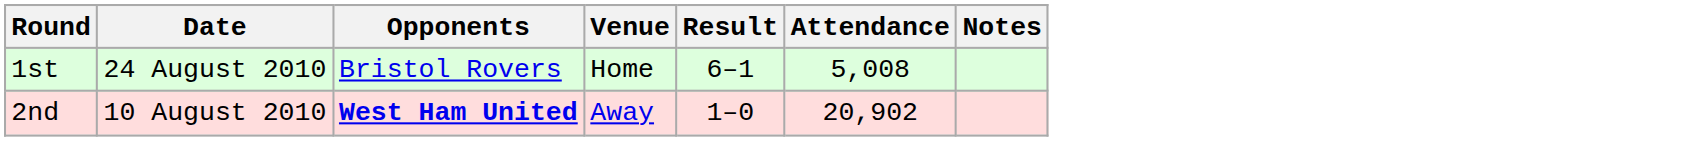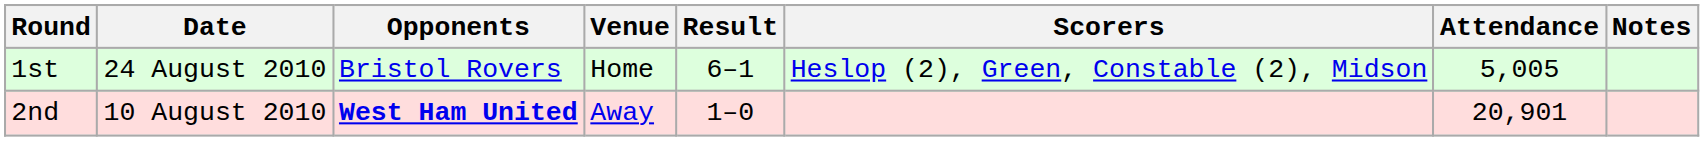+ column: (1109, 27)
(870, 70) 5,008 -> (1520, 70) 5,005
(870, 113) 20,902 -> (1520, 113) 20,901
